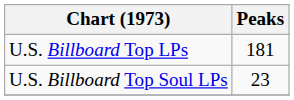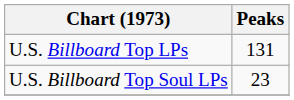(260, 49) 181 -> (260, 49) 131
